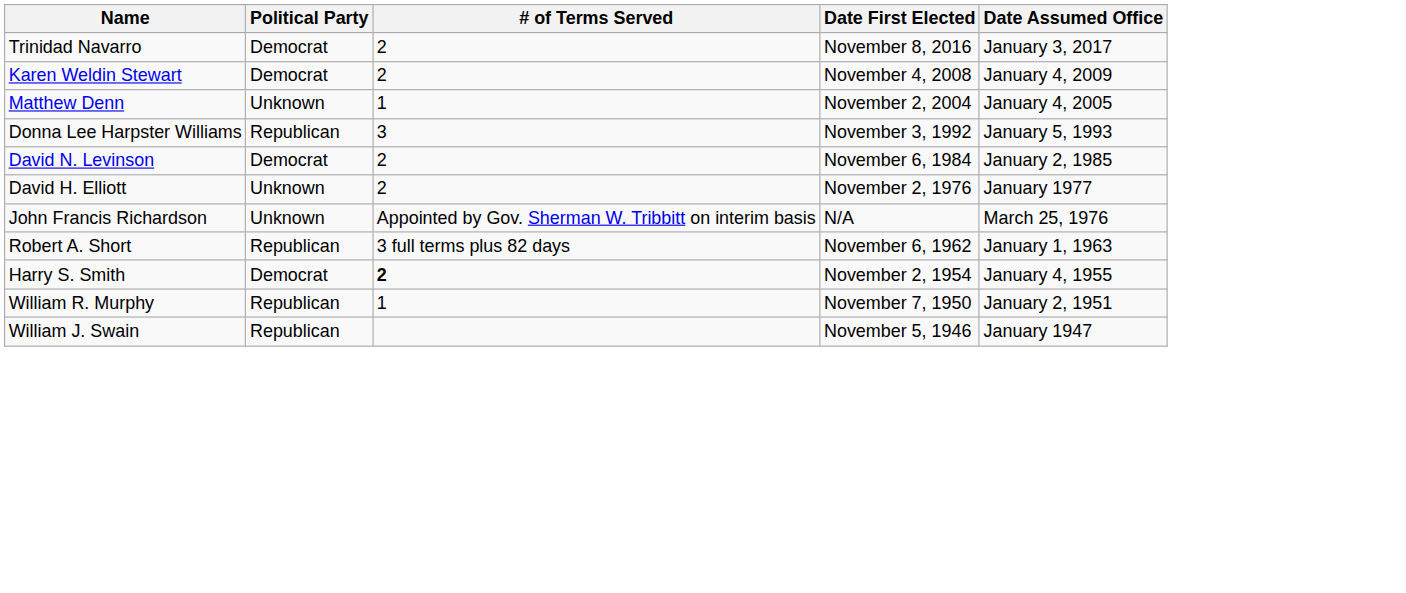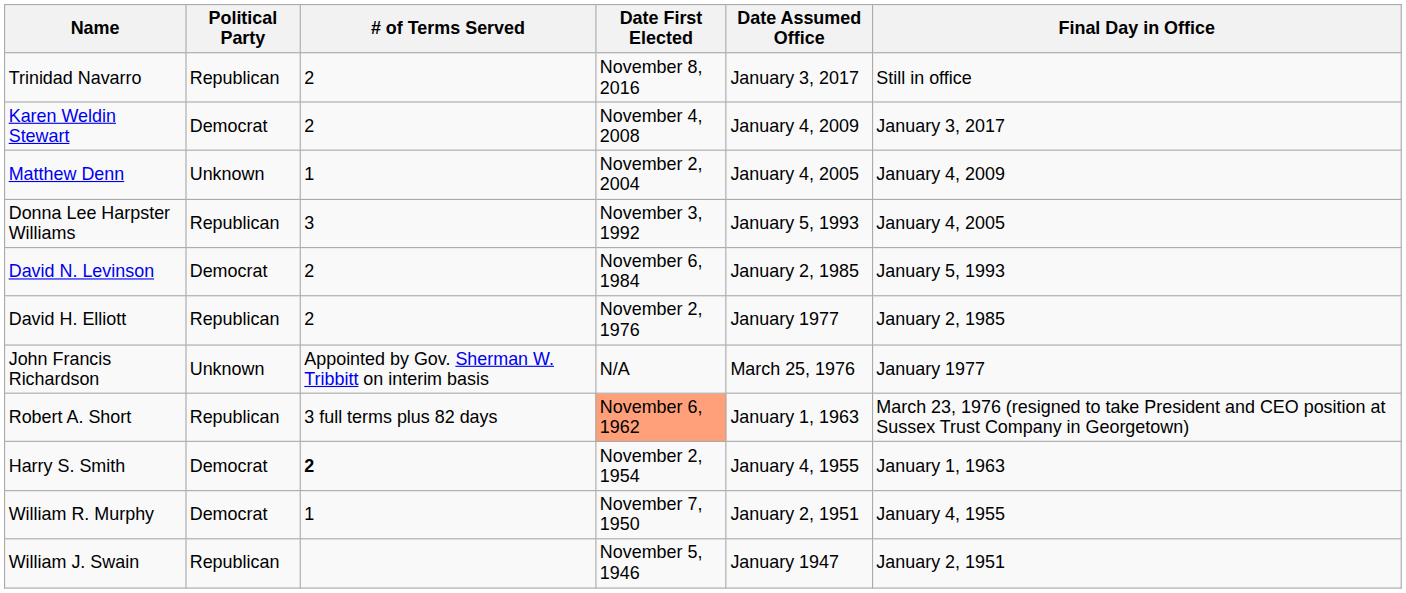+ column: (1137, 28)
(289, 47) Democrat -> (235, 77) Republican
(287, 189) Unknown -> (235, 320) Republican
(898, 246) no background -> (651, 417) lightsalmon background
(295, 302) Republican -> (229, 514) Democrat
